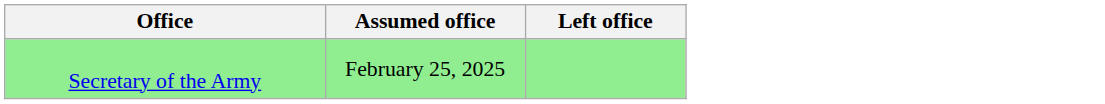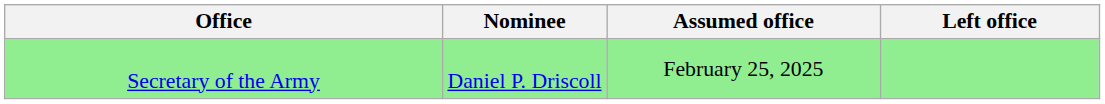+ column: (524, 21)
